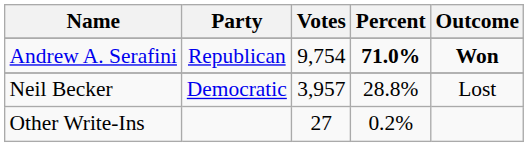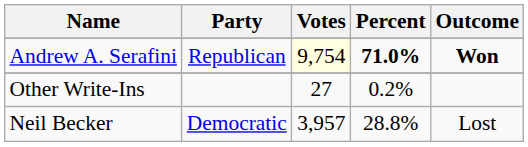(321, 55) no background -> (321, 55) lightyellow background
rows swapped: (61, 89) <-> (77, 123)
